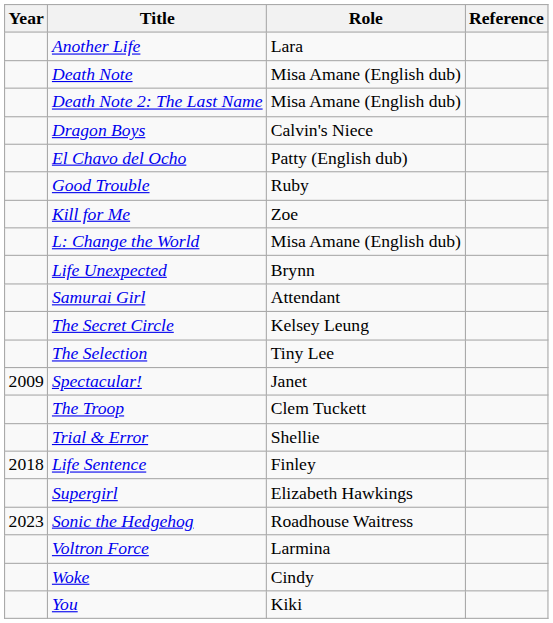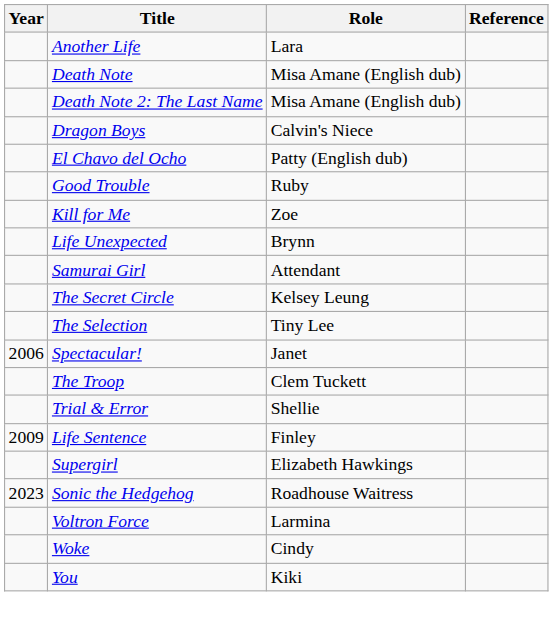- row: (126, 241)
(26, 381) 2009 -> (26, 353) 2006
(26, 465) 2018 -> (26, 437) 2009
